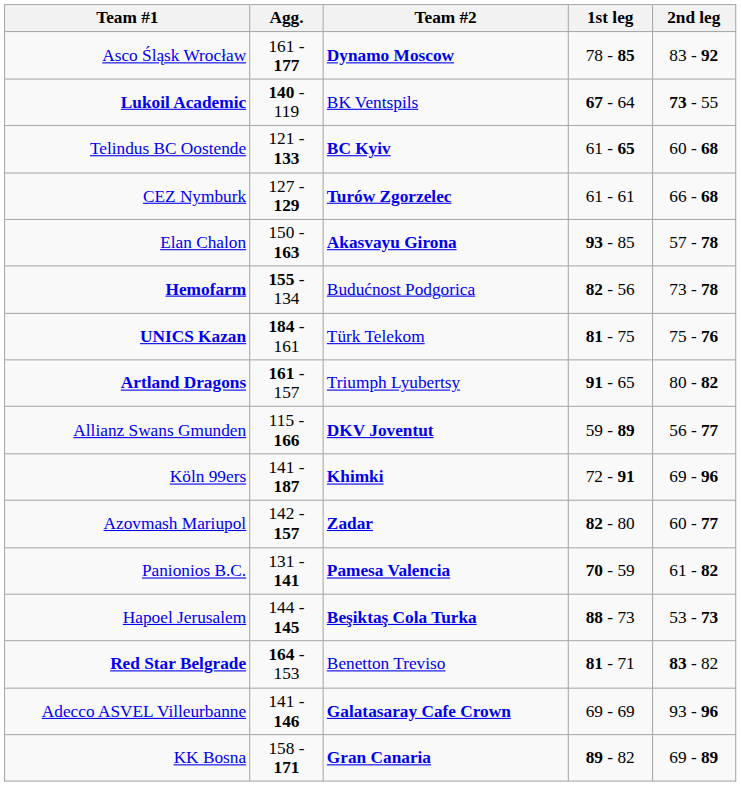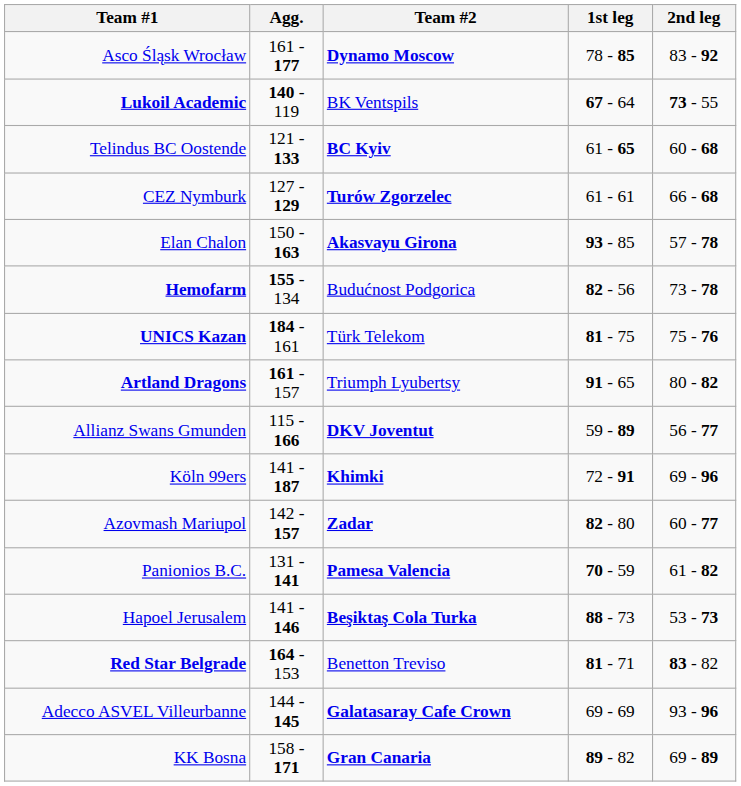(286, 617) 144 - 145 -> (286, 617) 141 - 146
(286, 711) 141 - 146 -> (286, 711) 144 - 145
